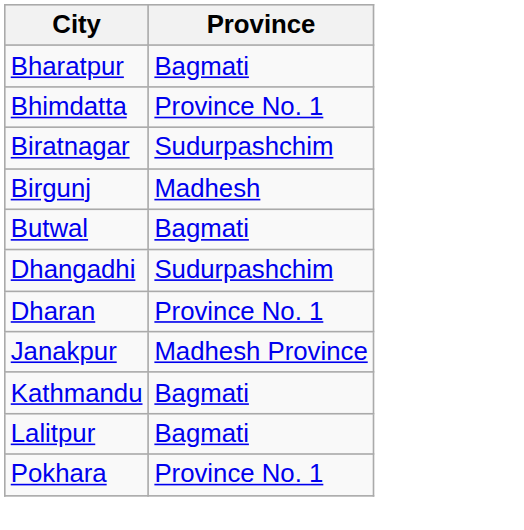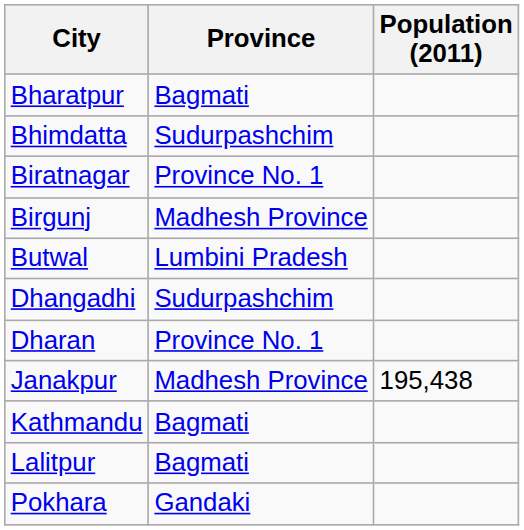+ column: (446, 39)
(239, 106) Province No. 1 -> (244, 135) Sudurpashchim
(244, 147) Sudurpashchim -> (239, 176) Province No. 1
(207, 188) Madhesh -> (261, 217) Madhesh Province
(202, 229) Bagmati -> (251, 258) Lumbini Pradesh
(239, 474) Province No. 1 -> (202, 503) Gandaki
